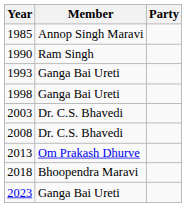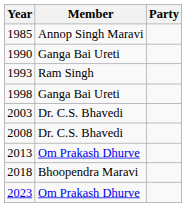(66, 53) Ram Singh -> (79, 53) Ganga Bai Ureti
(79, 73) Ganga Bai Ureti -> (66, 73) Ram Singh
(79, 192) Ganga Bai Ureti -> (89, 192) Om Prakash Dhurve
